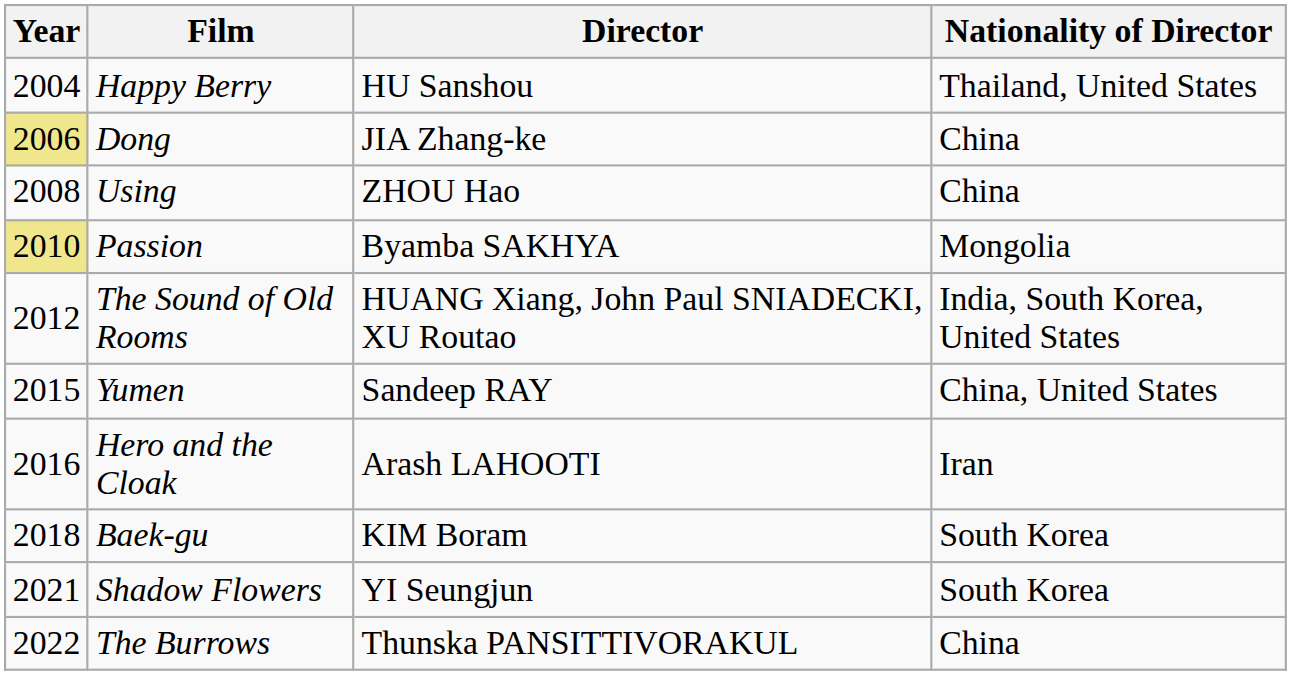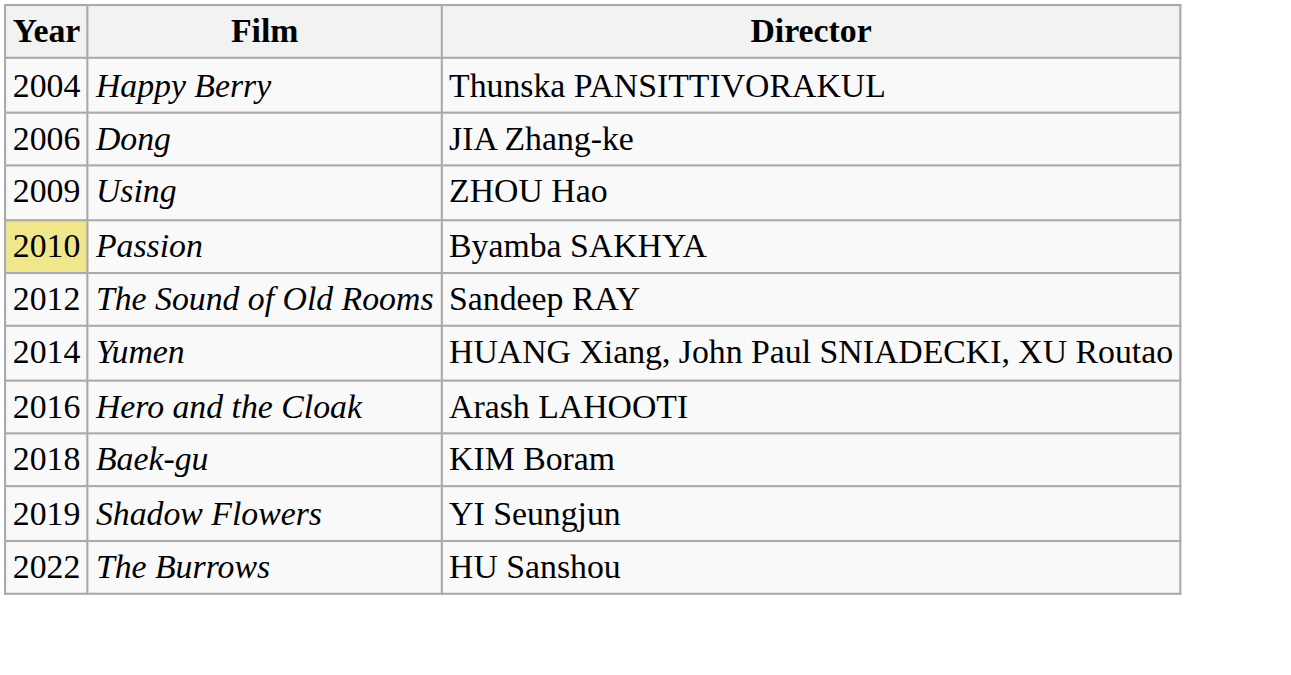- column: (1109, 31)
(447, 84) HU Sanshou -> (667, 84) Thunska PANSITTIVORAKUL
(47, 138) khaki background -> (47, 138) no background
(47, 191) 2008 -> (47, 191) 2009
(642, 317) HUANG Xiang, John Paul SNIADECKI, XU Routao -> (545, 298) Sandeep RAY
(47, 390) 2015 -> (47, 352) 2014
(457, 390) Sandeep RAY -> (811, 352) HUANG Xiang, John Paul SNIADECKI, XU Routao
(47, 589) 2021 -> (47, 513) 2019
(580, 642) Thunska PANSITTIVORAKUL -> (535, 566) HU Sanshou
